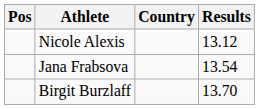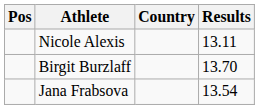(220, 41) 13.12 -> (219, 41) 13.11
rows swapped: (83, 66) <-> (85, 91)
